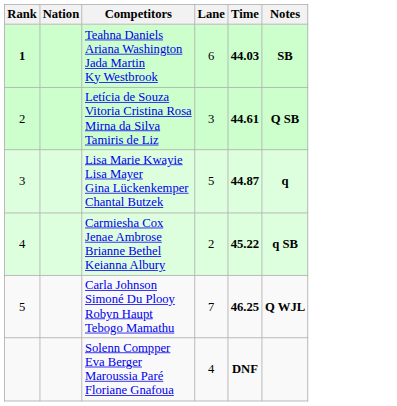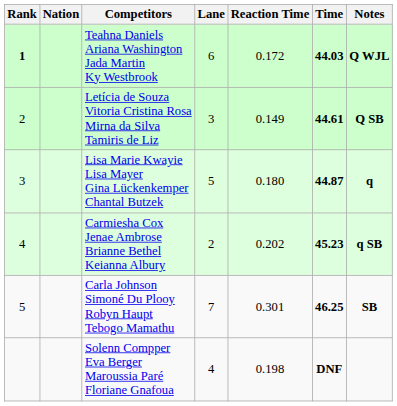+ column: (270, 14)
(285, 55) SB -> (369, 55) Q WJL
(245, 244) 45.22 -> (329, 244) 45.23
(285, 306) Q WJL -> (369, 306) SB
